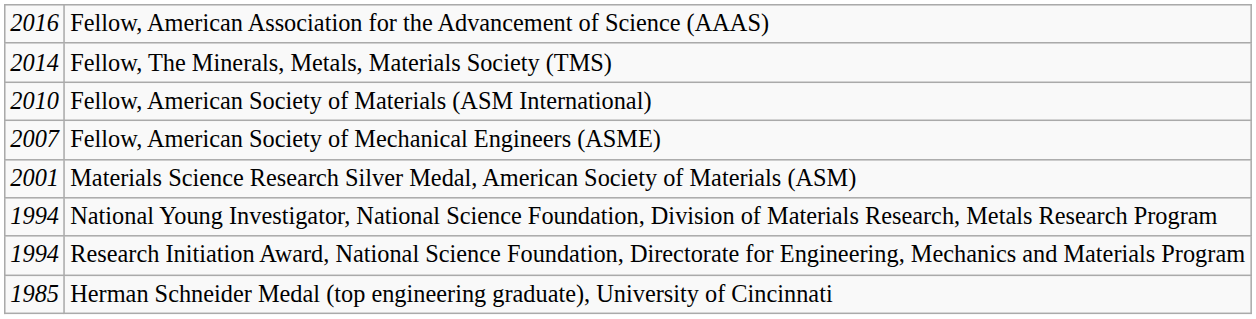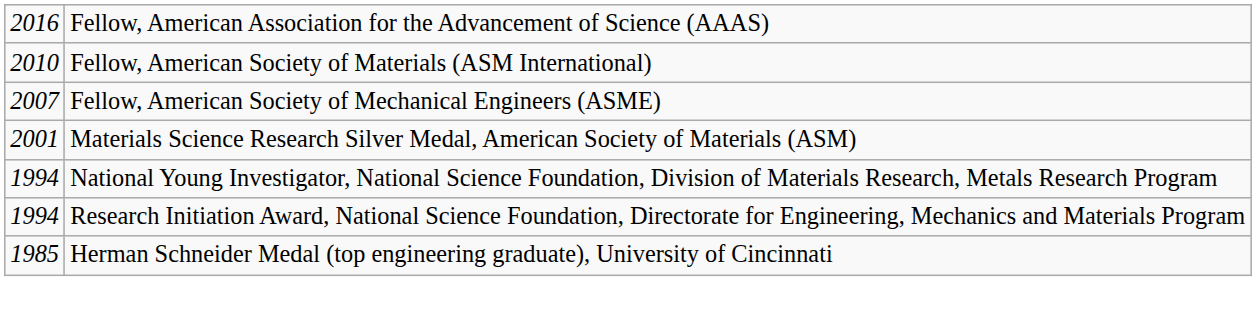- row: (341, 62)
